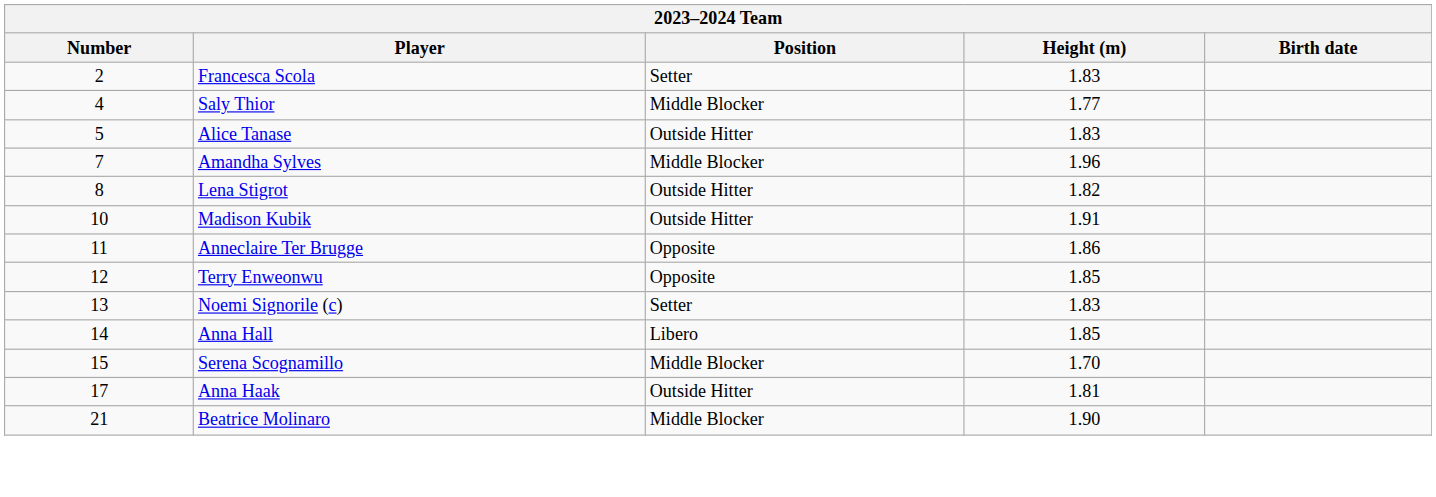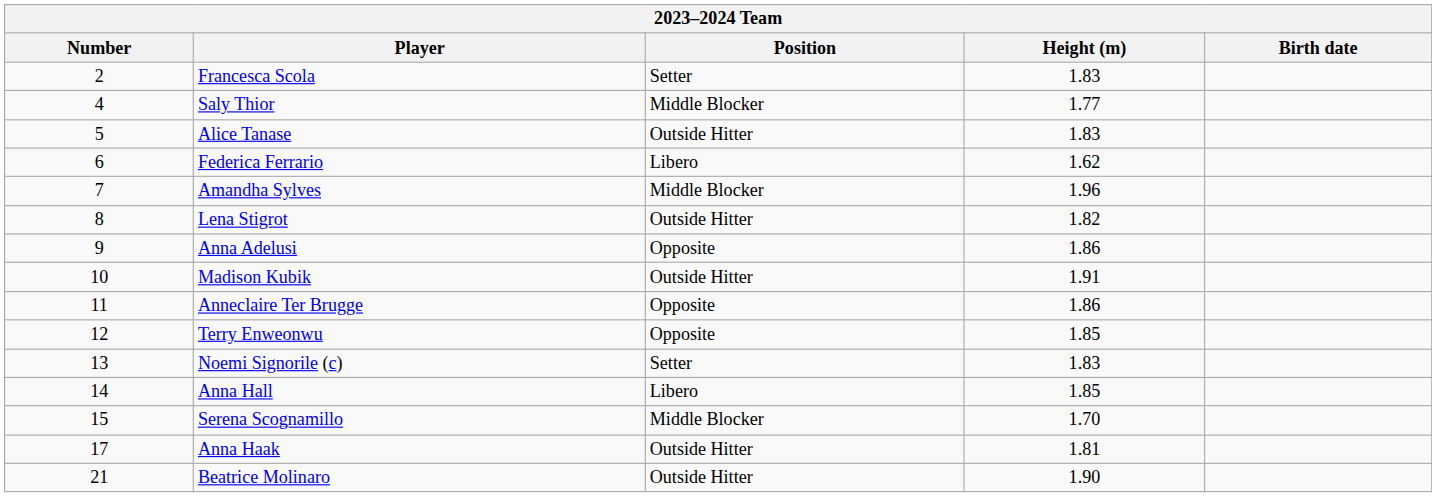+ row: (260, 162)
+ row: (247, 248)
(707, 420) Middle Blocker -> (701, 477) Outside Hitter
